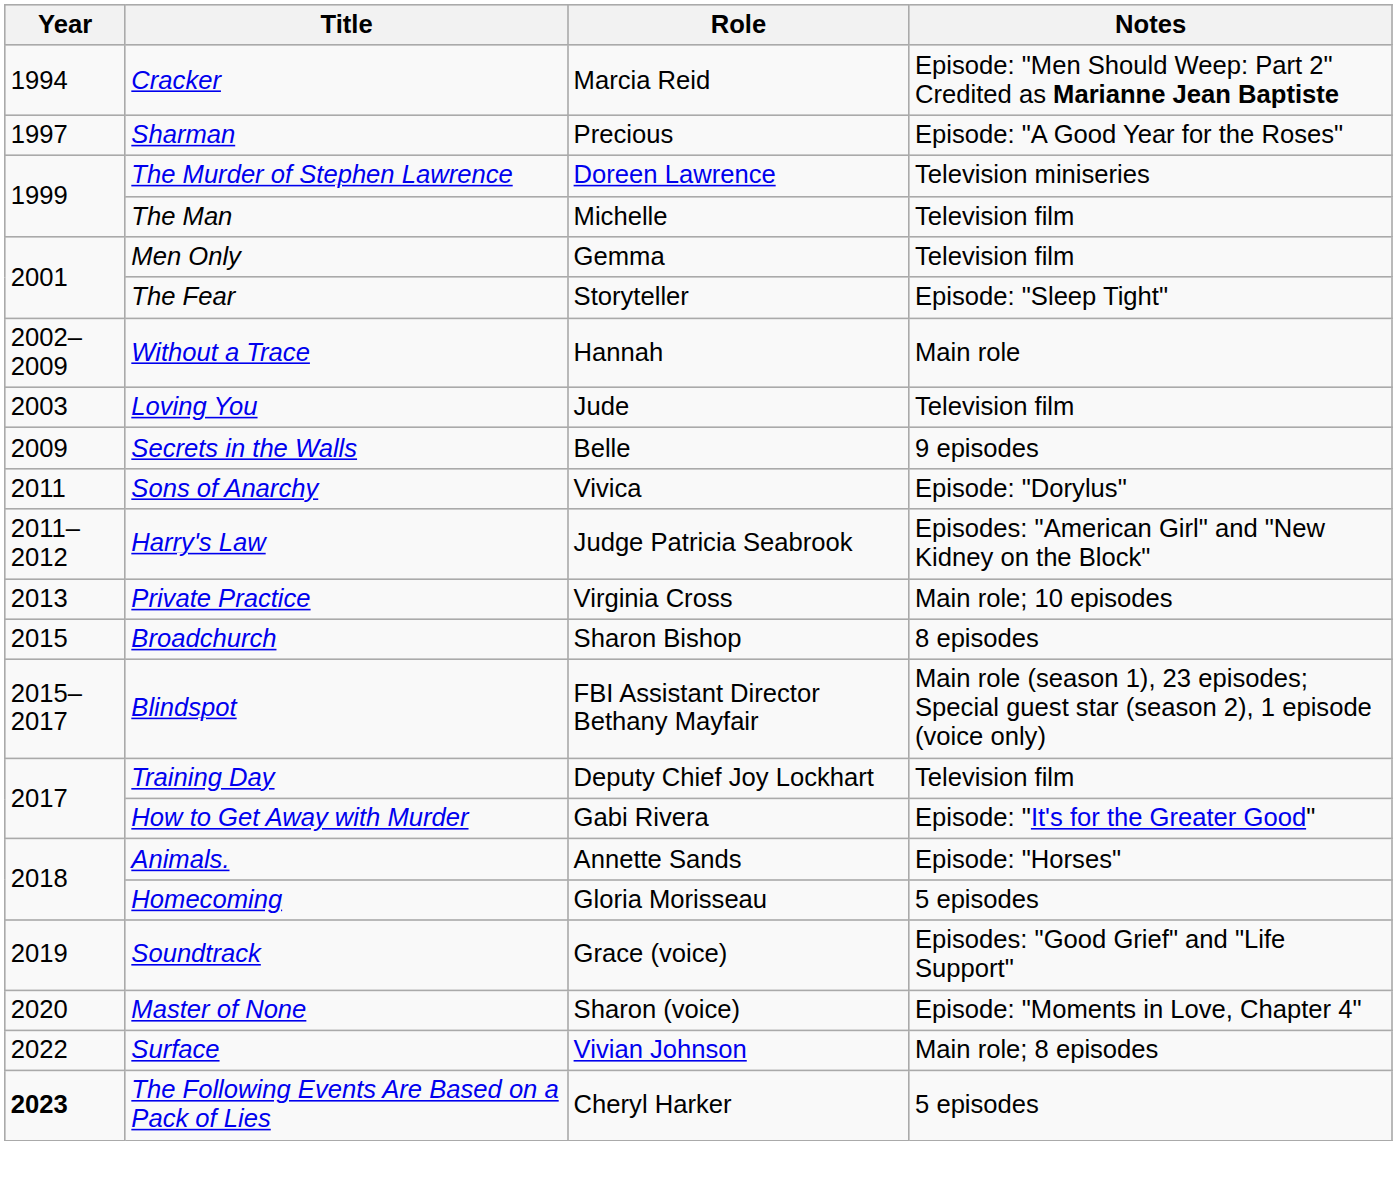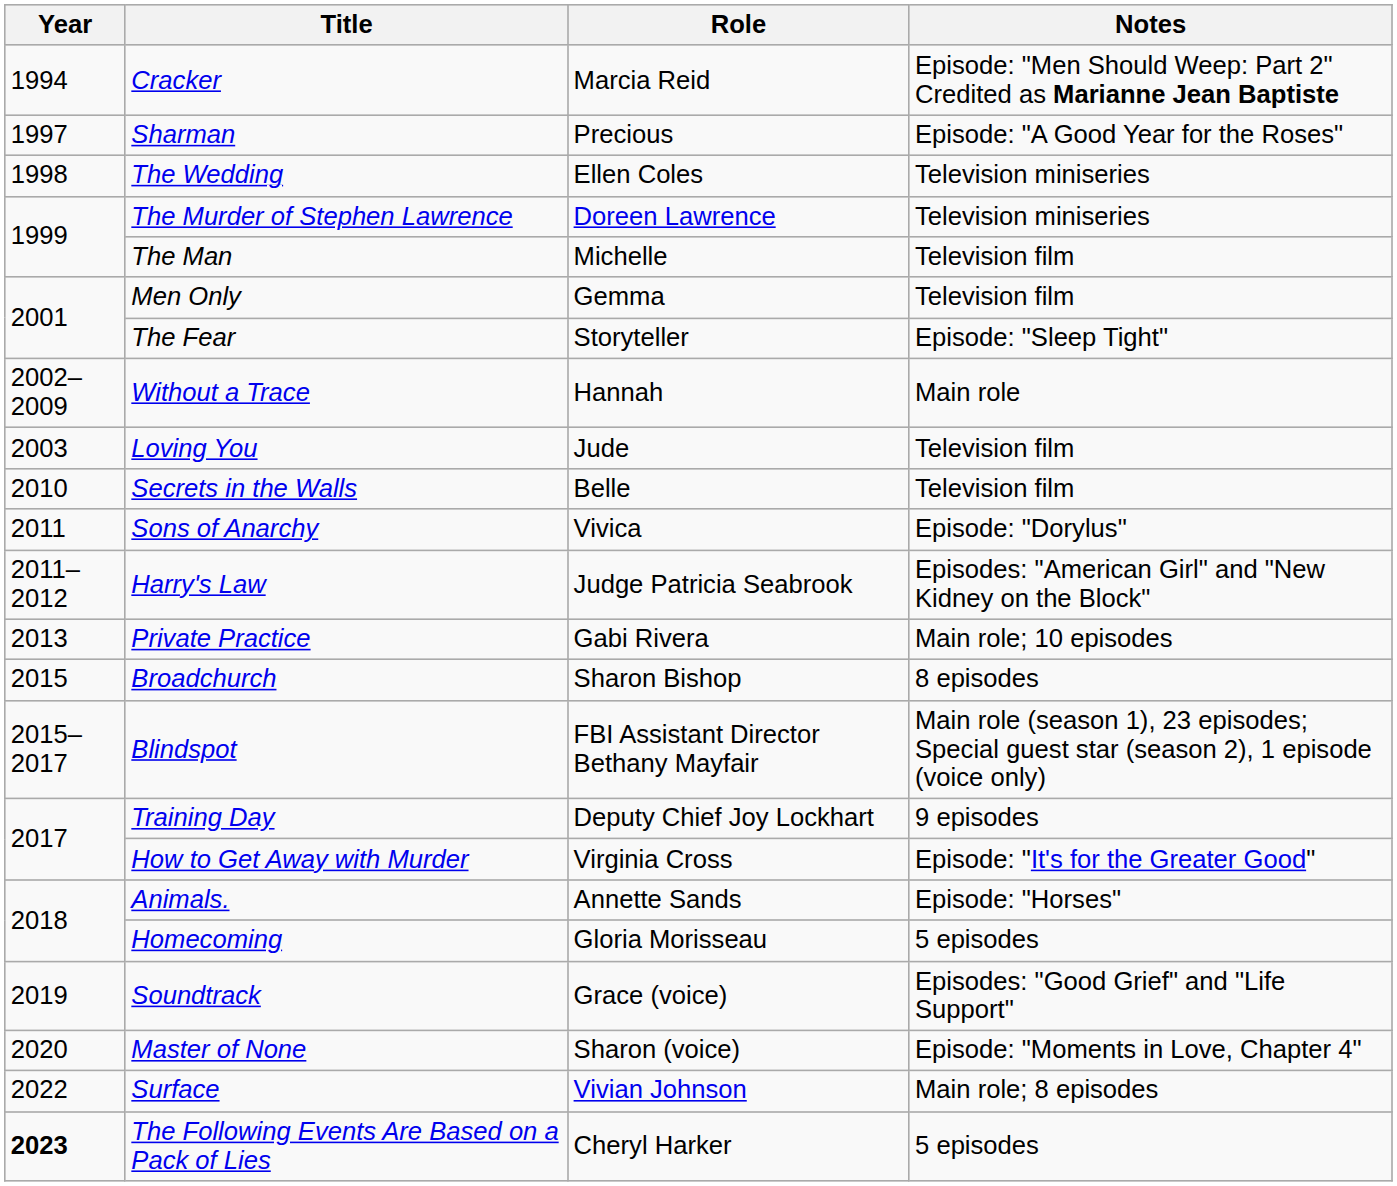+ row: (207, 175)
(39, 447) 2009 -> (39, 488) 2010
(977, 447) 9 episodes -> (995, 488) Television film
(653, 598) Virginia Cross -> (641, 639) Gabi Rivera
(995, 777) Television film -> (977, 818) 9 episodes
(641, 818) Gabi Rivera -> (653, 859) Virginia Cross
